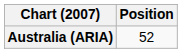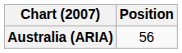(147, 37) 52 -> (147, 37) 56
